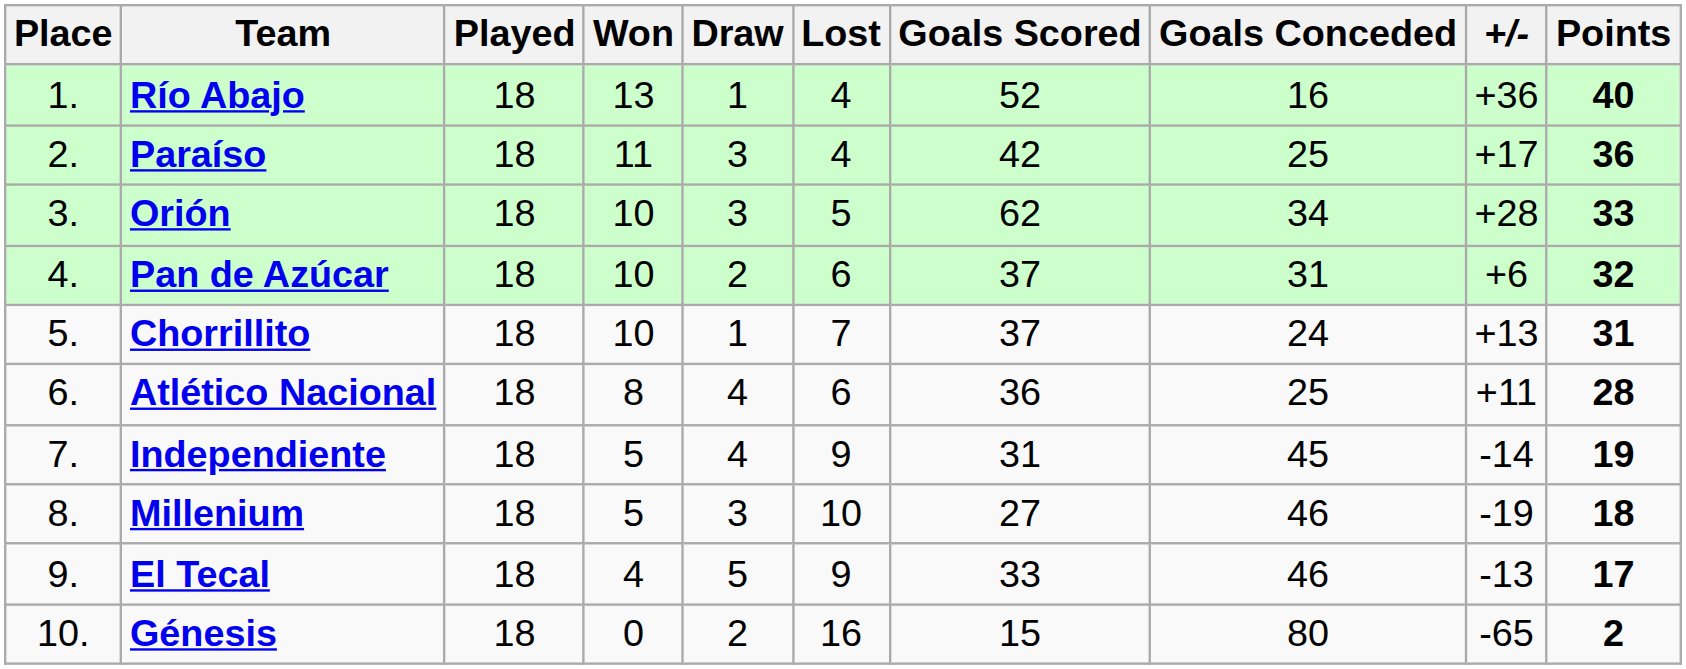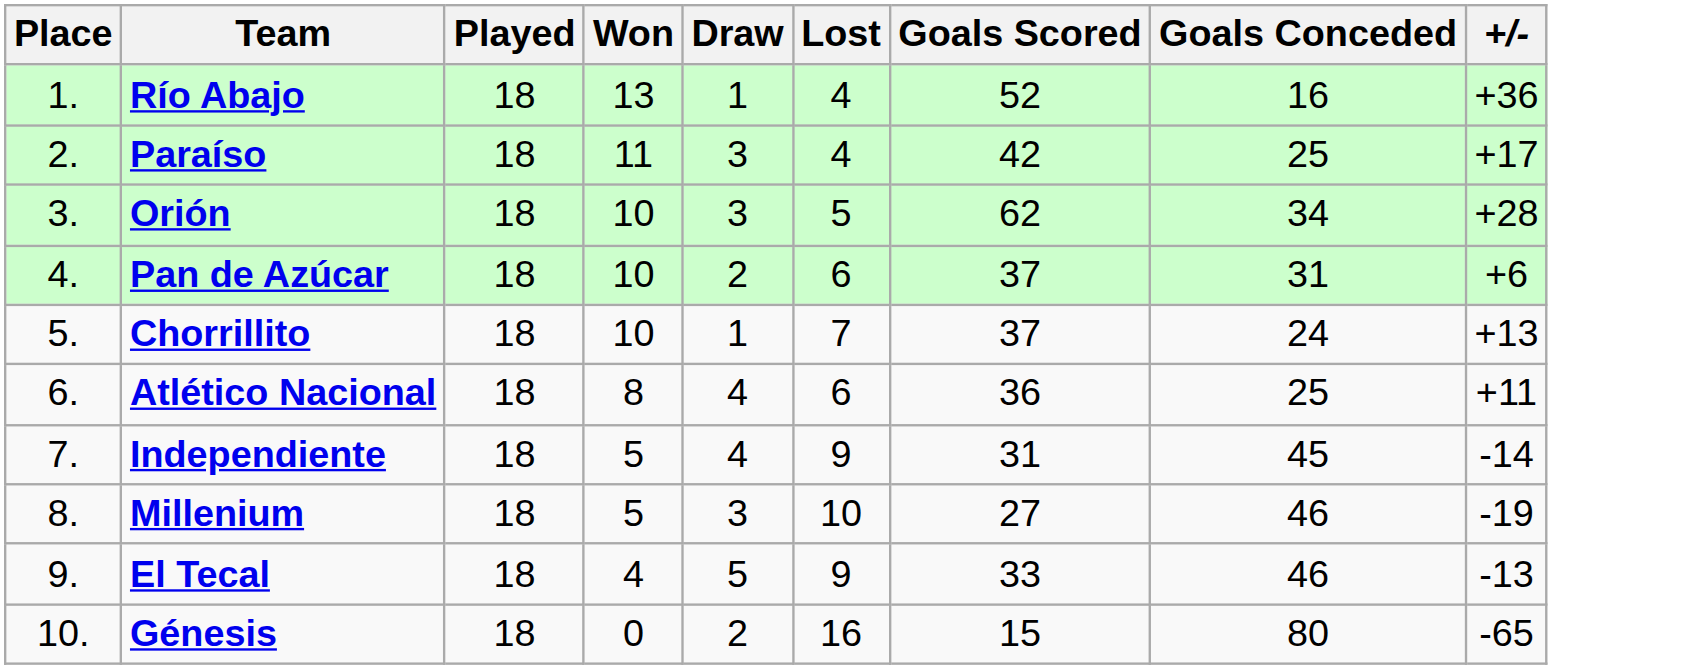- column: (1614, 34)
